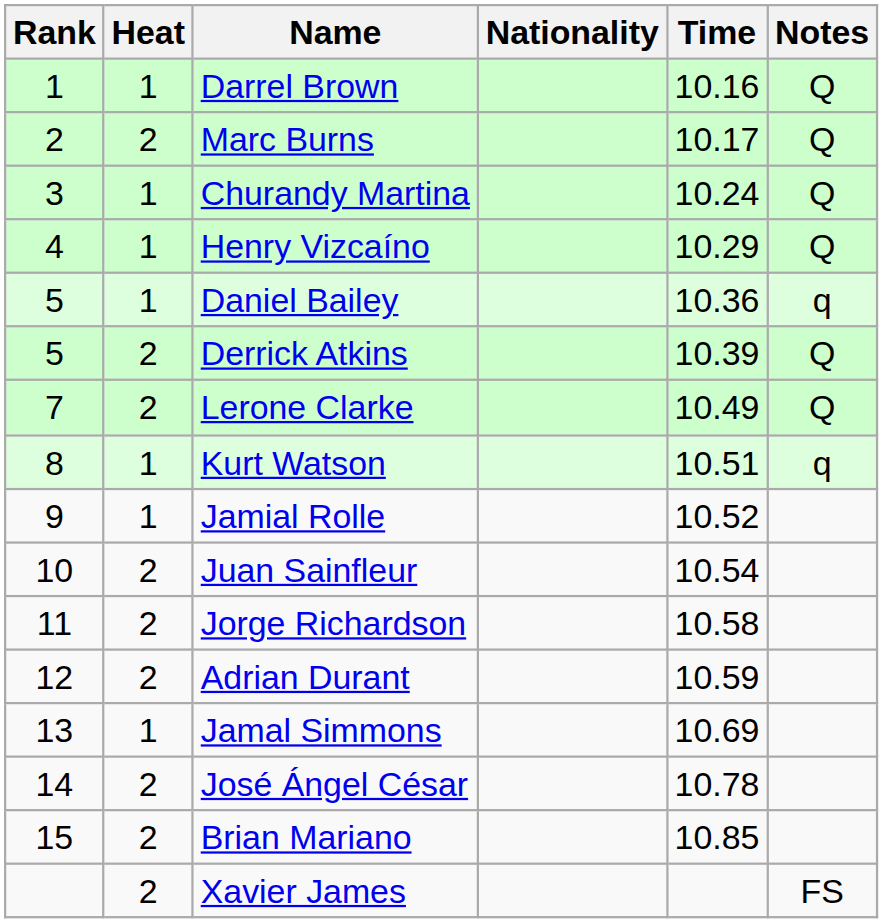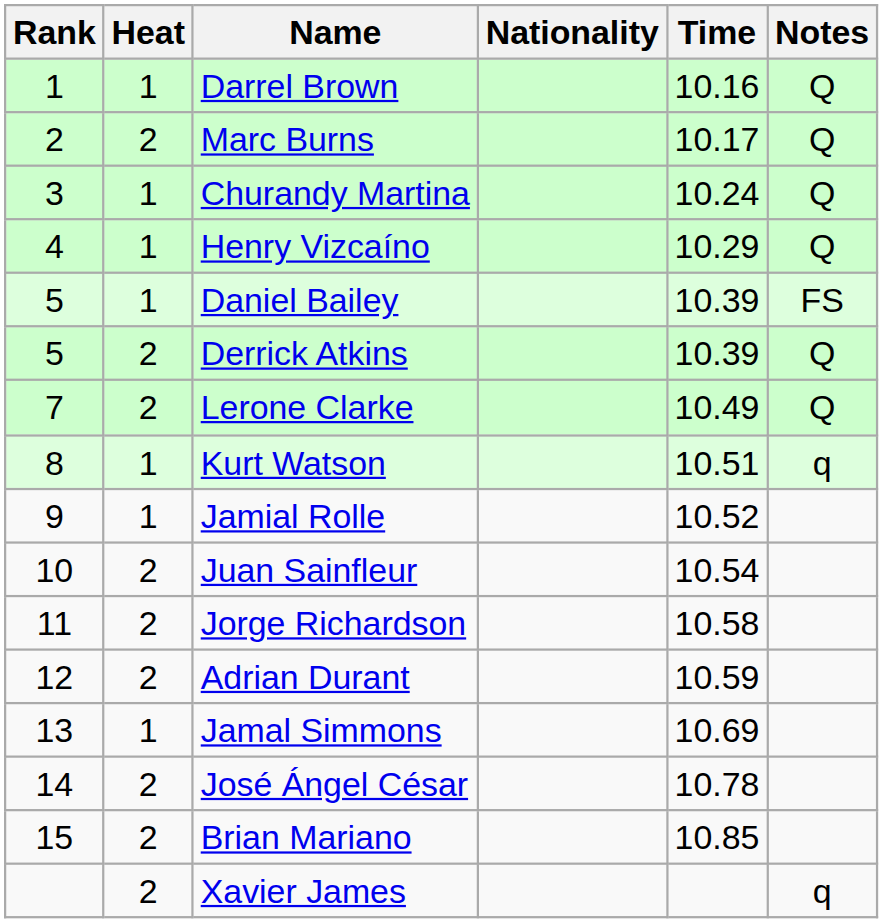(717, 300) 10.36 -> (717, 300) 10.39
(822, 300) q -> (822, 300) FS
(822, 891) FS -> (822, 891) q
